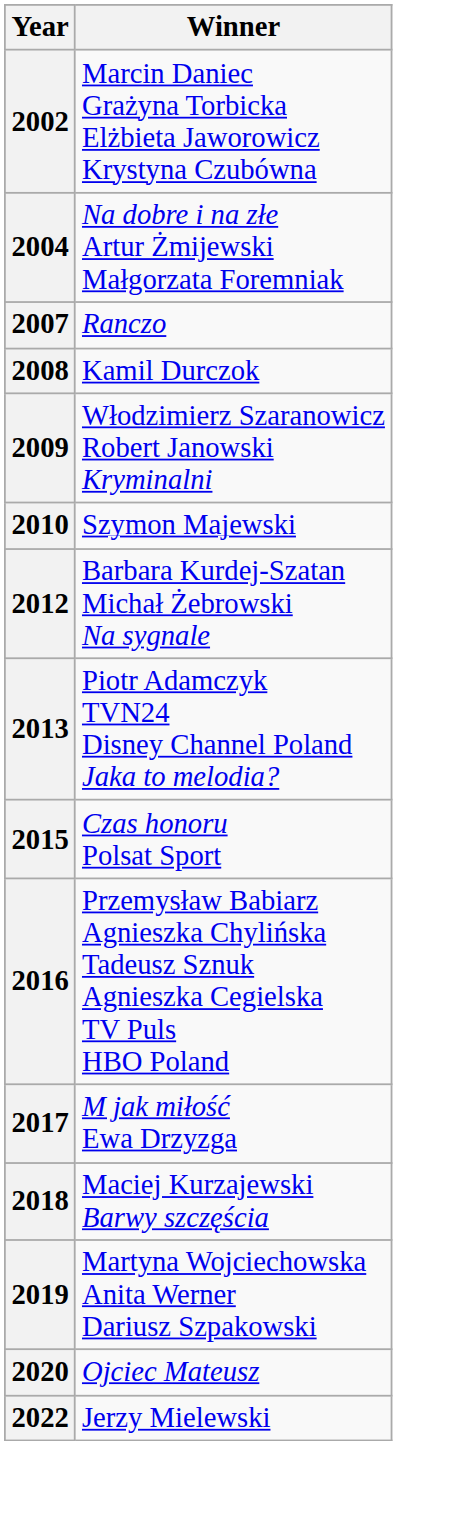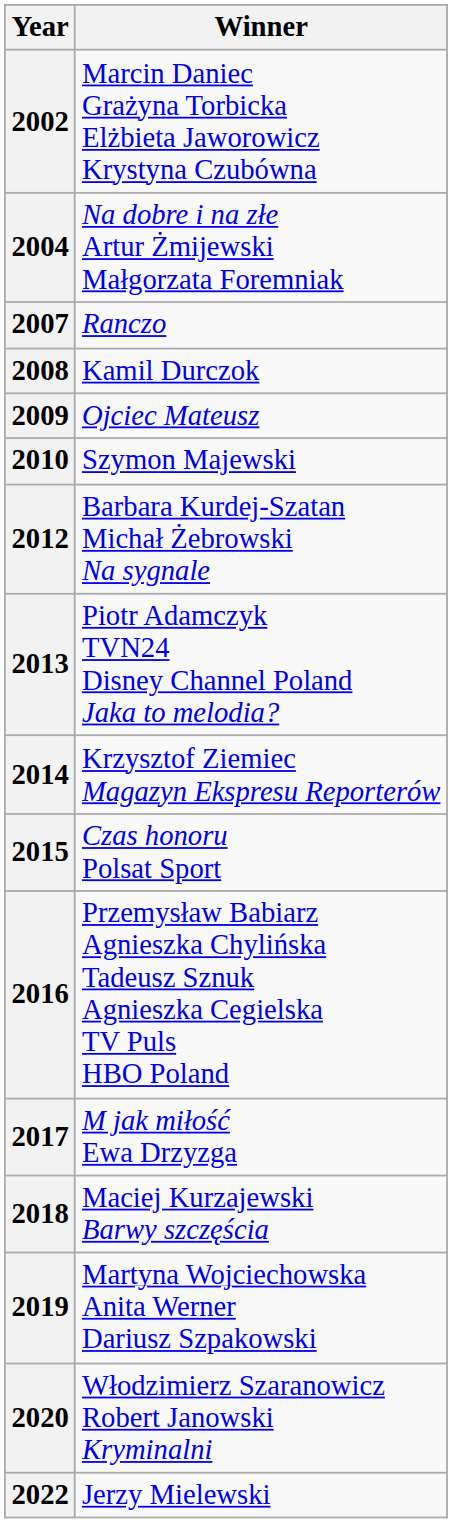(233, 447) Włodzimierz Szaranowicz Robert Janowski Kryminalni -> (171, 415) Ojciec Mateusz
+ row: (40, 774)
(171, 1371) Ojciec Mateusz -> (233, 1417) Włodzimierz Szaranowicz Robert Janowski Kryminalni
